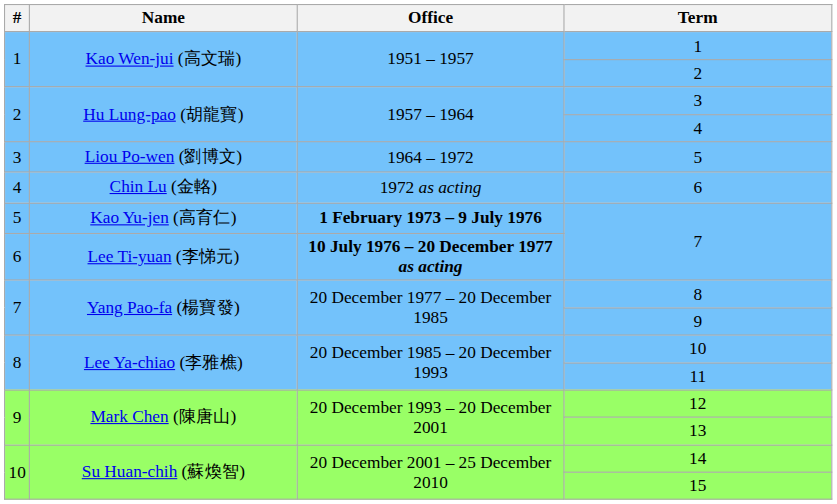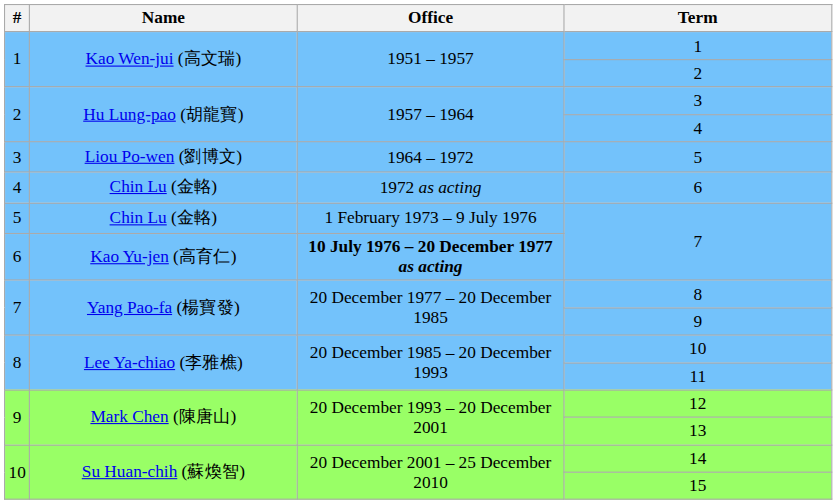(163, 217) Kao Yu-jen (高育仁) -> (163, 217) Chin Lu (金輅)
(431, 218) bold -> (431, 218) normal
(163, 256) Lee Ti-yuan (李悌元) -> (163, 256) Kao Yu-jen (高育仁)
